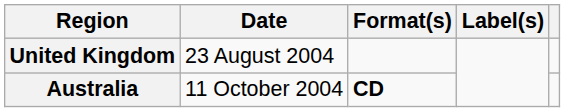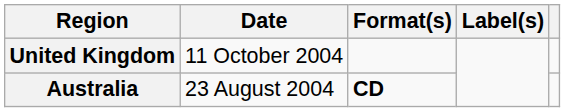(260, 55) 23 August 2004 -> (264, 55) 11 October 2004
(264, 89) 11 October 2004 -> (260, 89) 23 August 2004
